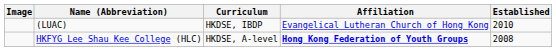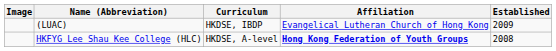(503, 25) 2010 -> (503, 25) 2009
